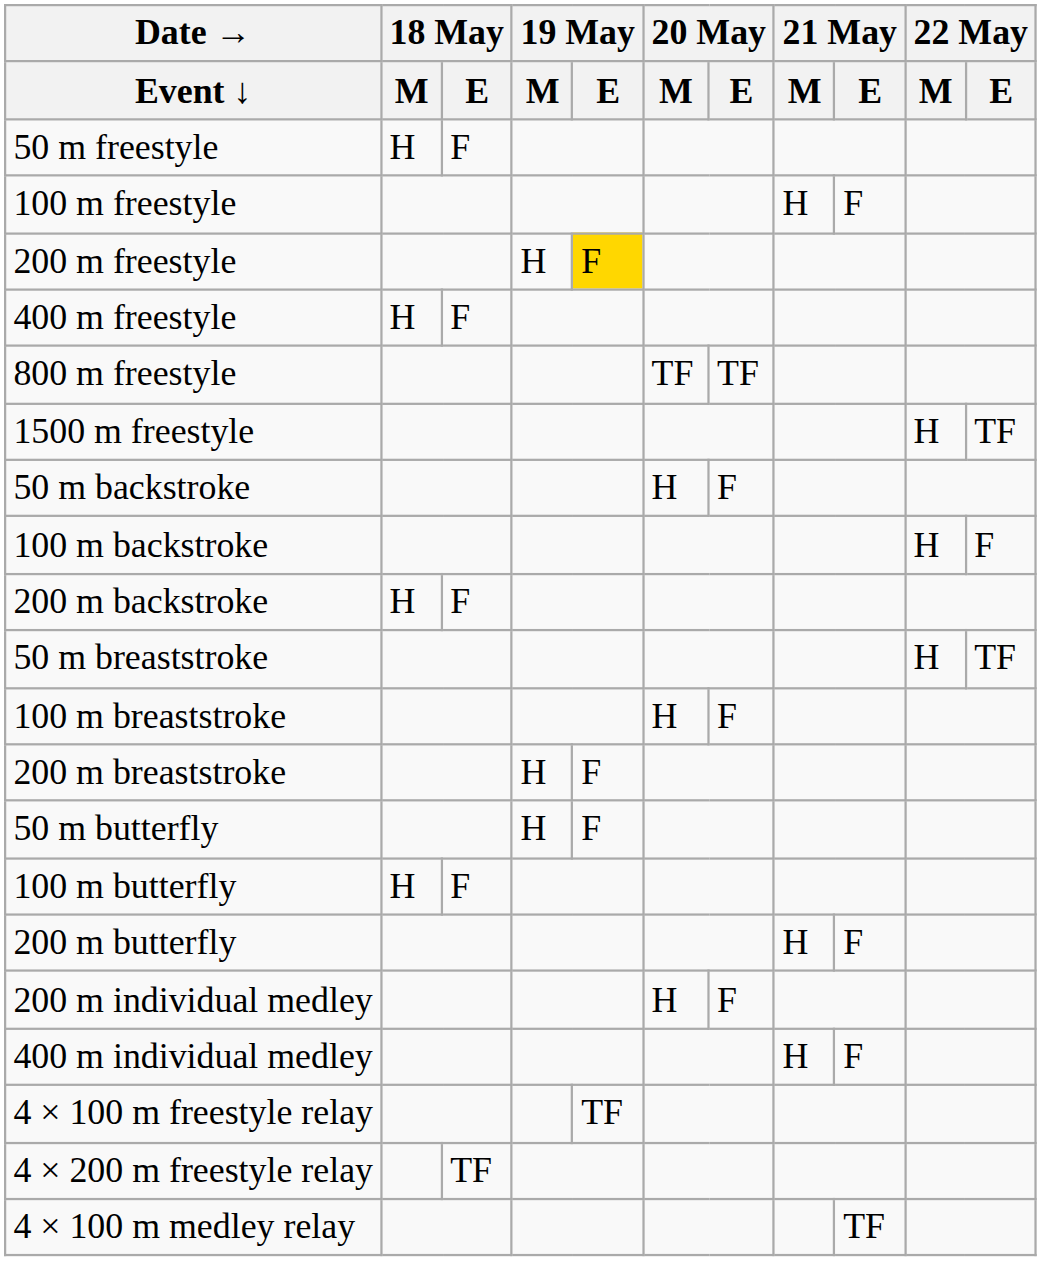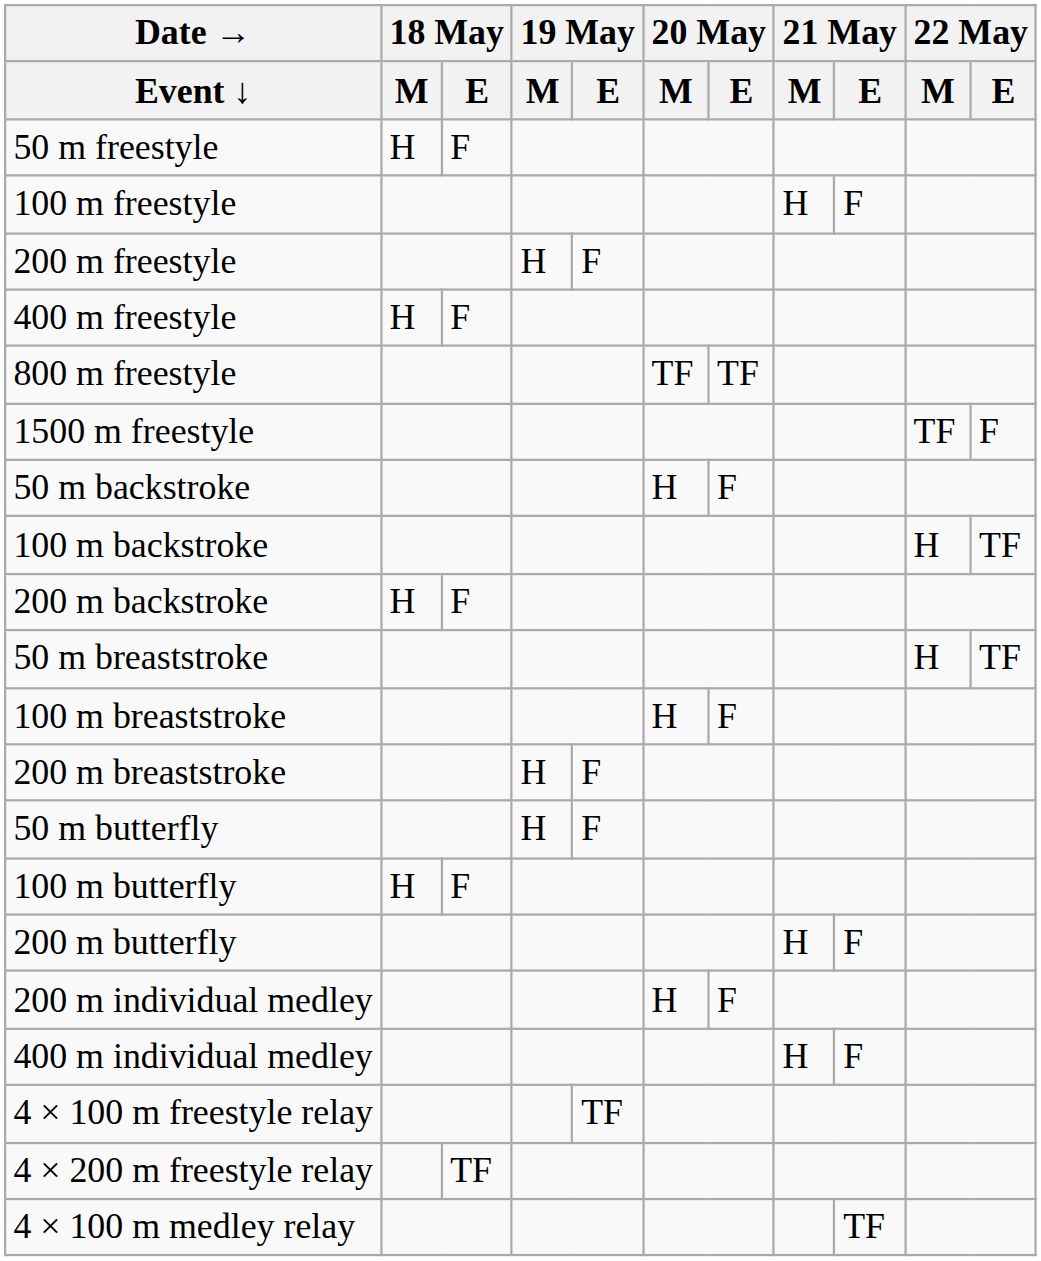(591, 260) gold background -> (591, 260) no background
(926, 430) H -> (934, 430) TF
(995, 430) TF -> (989, 430) F
(984, 544) F -> (1000, 544) TF
